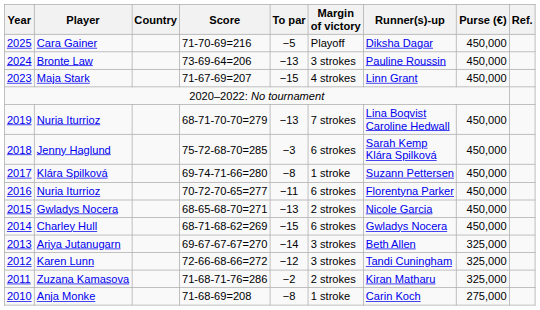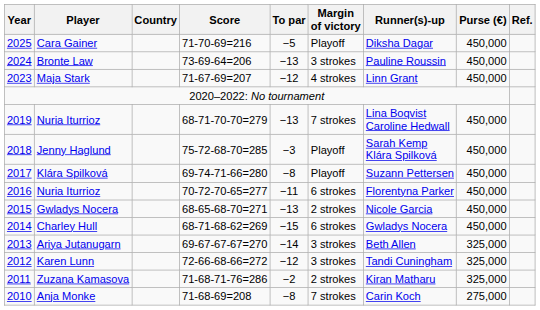(289, 78) −15 -> (289, 78) −12
(333, 150) 6 strokes -> (328, 150) Playoff
(331, 174) 1 stroke -> (328, 174) Playoff
(331, 296) 1 stroke -> (333, 296) 7 strokes
